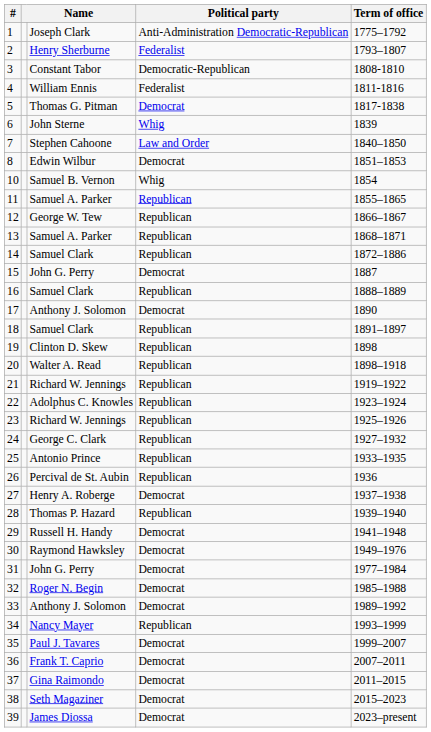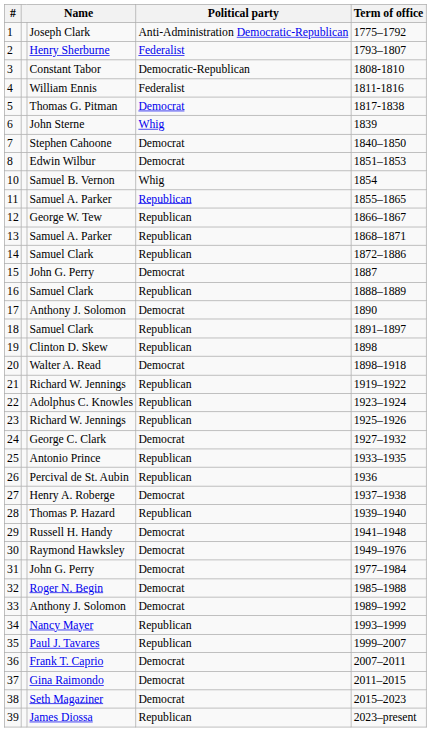(174, 143) Law and Order -> (161, 143) Democrat
(165, 365) Republican -> (161, 365) Democrat
(165, 439) Republican -> (161, 439) Democrat
(161, 643) Democrat -> (165, 643) Republican
(161, 717) Democrat -> (165, 717) Republican
